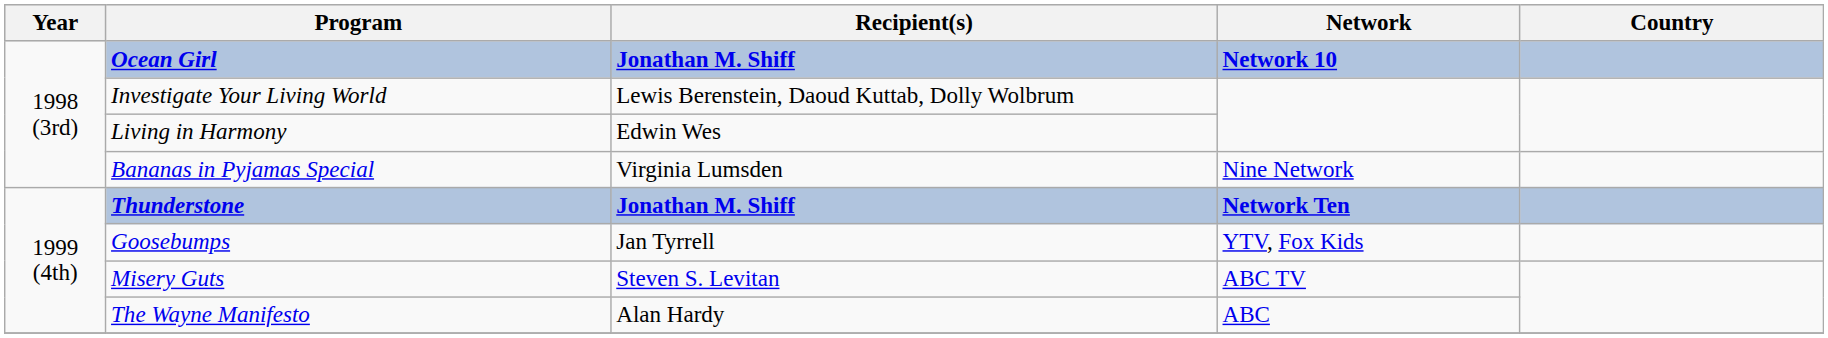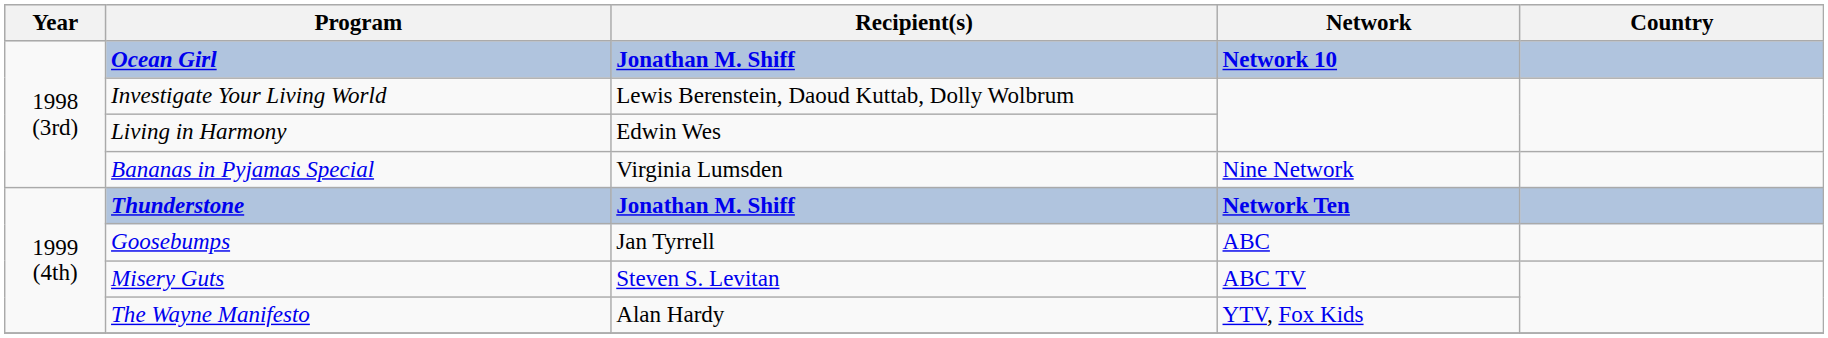(1293, 242) YTV, Fox Kids -> (1246, 242) ABC
(1246, 315) ABC -> (1293, 315) YTV, Fox Kids
